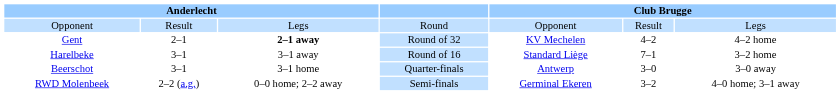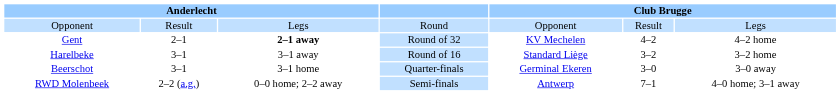(648, 54) 7–1 -> (648, 54) 3–2
(556, 69) Antwerp -> (556, 69) Germinal Ekeren
(556, 83) Germinal Ekeren -> (556, 83) Antwerp
(648, 83) 3–2 -> (648, 83) 7–1
